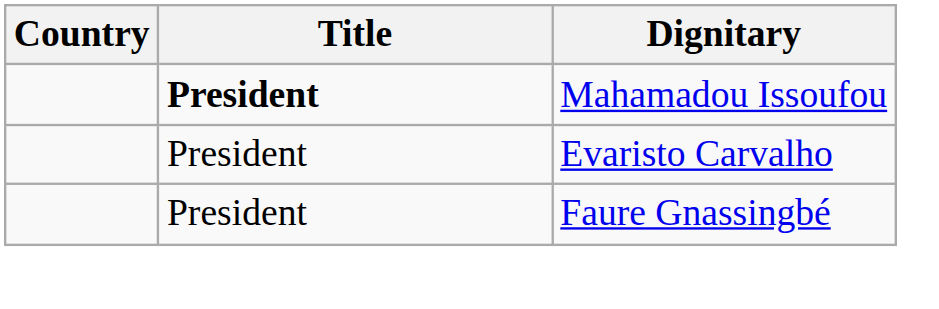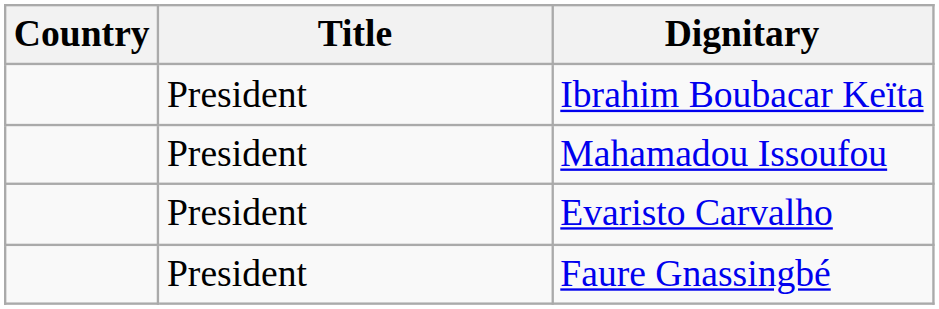+ row: (742, 93)
(243, 93) bold -> (237, 153) normal
